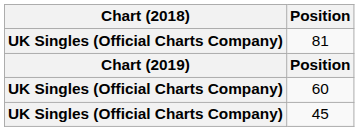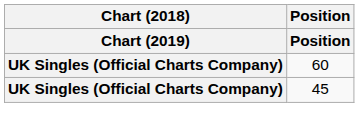- row: (320, 41)
